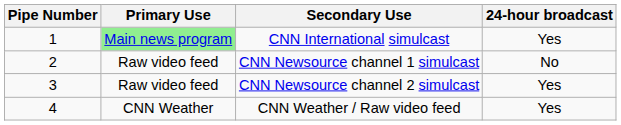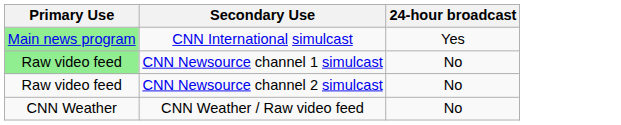- column: (53, 16)
(168, 62) no background -> (72, 62) lightgreen background
(549, 85) Yes -> (453, 85) No
(549, 108) Yes -> (453, 108) No
